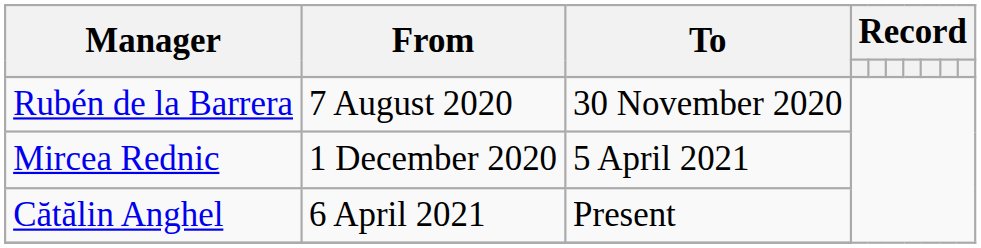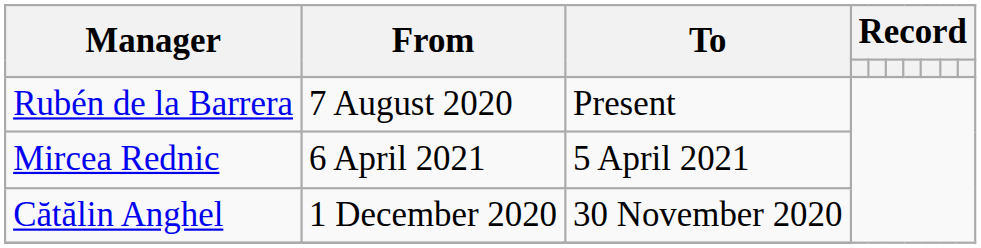(708, 103) 30 November 2020 -> (624, 103) Present
(433, 158) 1 December 2020 -> (397, 158) 6 April 2021
(397, 214) 6 April 2021 -> (433, 214) 1 December 2020
(624, 214) Present -> (708, 214) 30 November 2020
